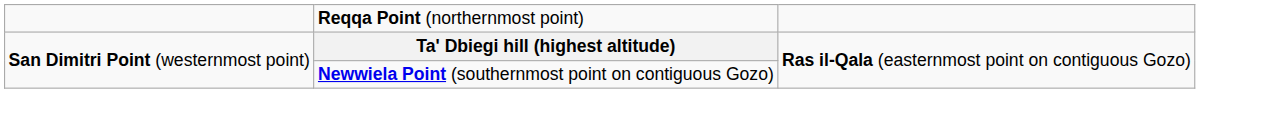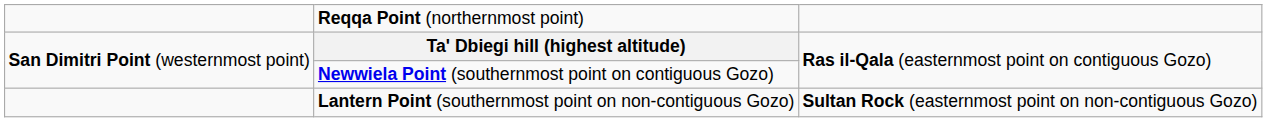+ row: (556, 102)
